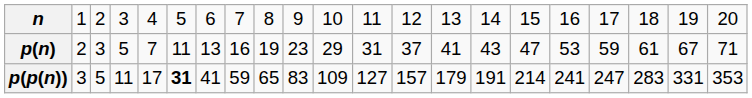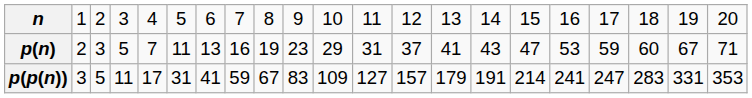(649, 48) 61 -> (649, 48) 60
(181, 78) bold -> (181, 78) normal
(269, 78) 65 -> (269, 78) 67
